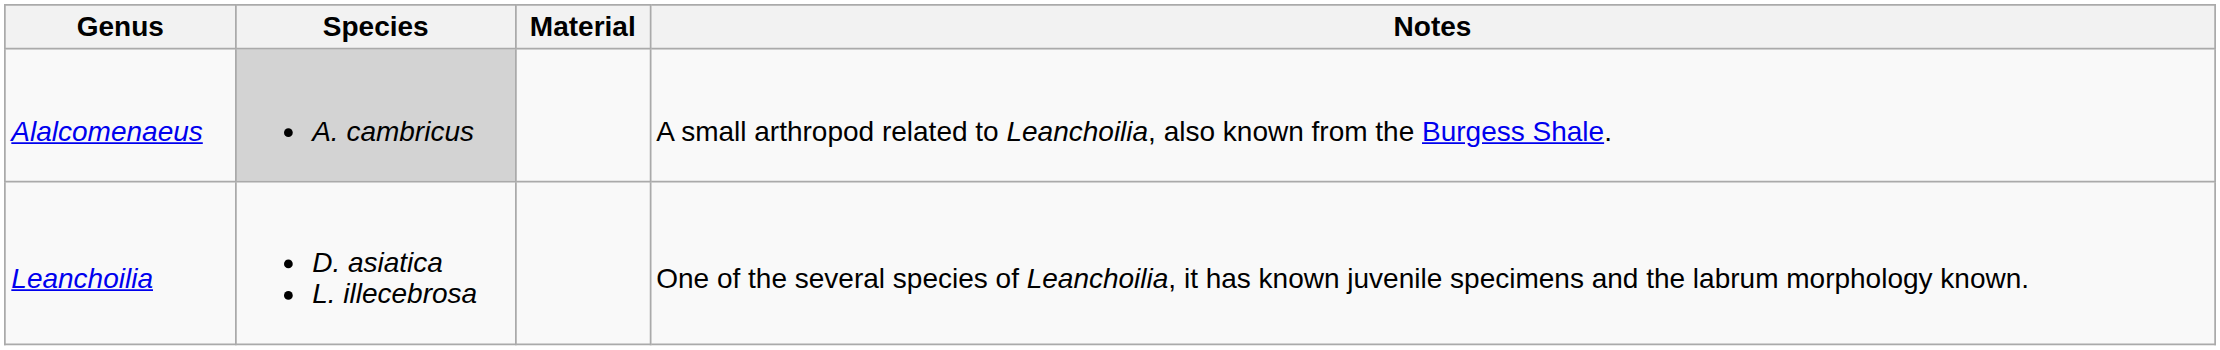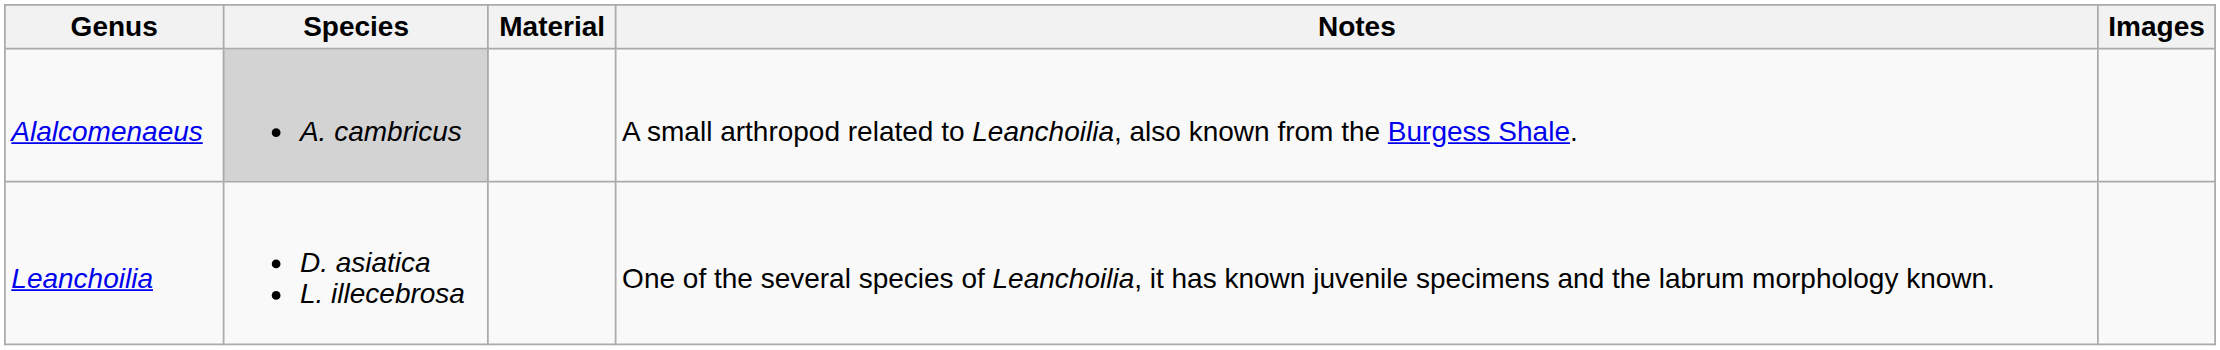+ column: (2157, 26)
